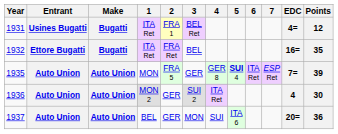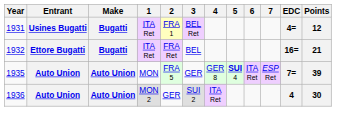(318, 50) 35 -> (317, 50) 21
- row: (15, 117)
